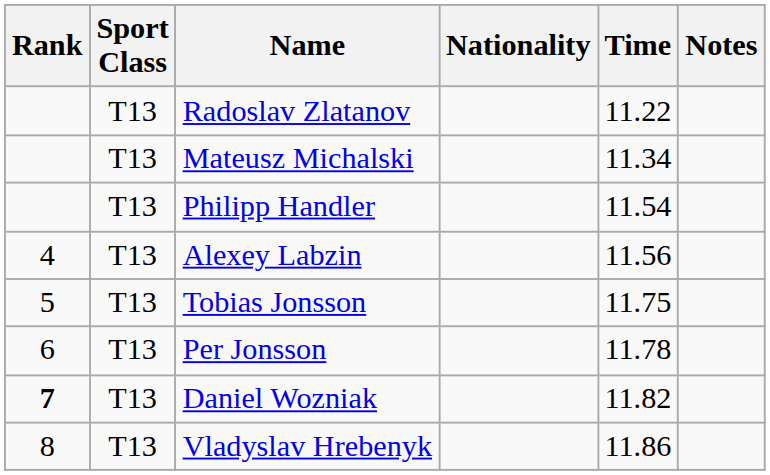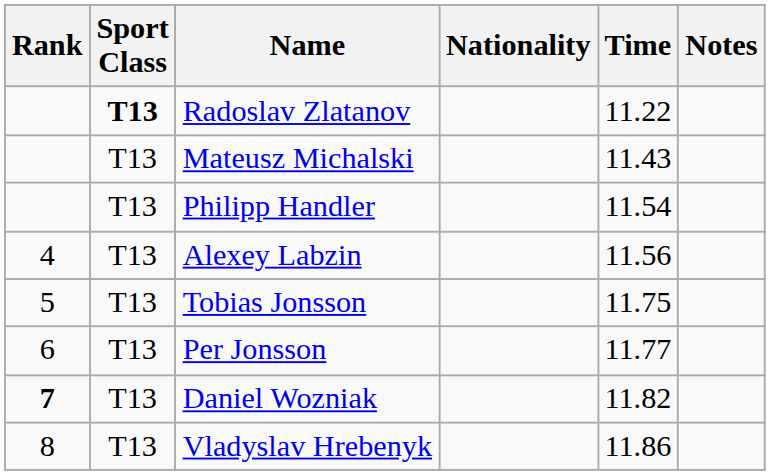(133, 110) normal -> (133, 110) bold
(638, 158) 11.34 -> (638, 158) 11.43
(638, 350) 11.78 -> (638, 350) 11.77
